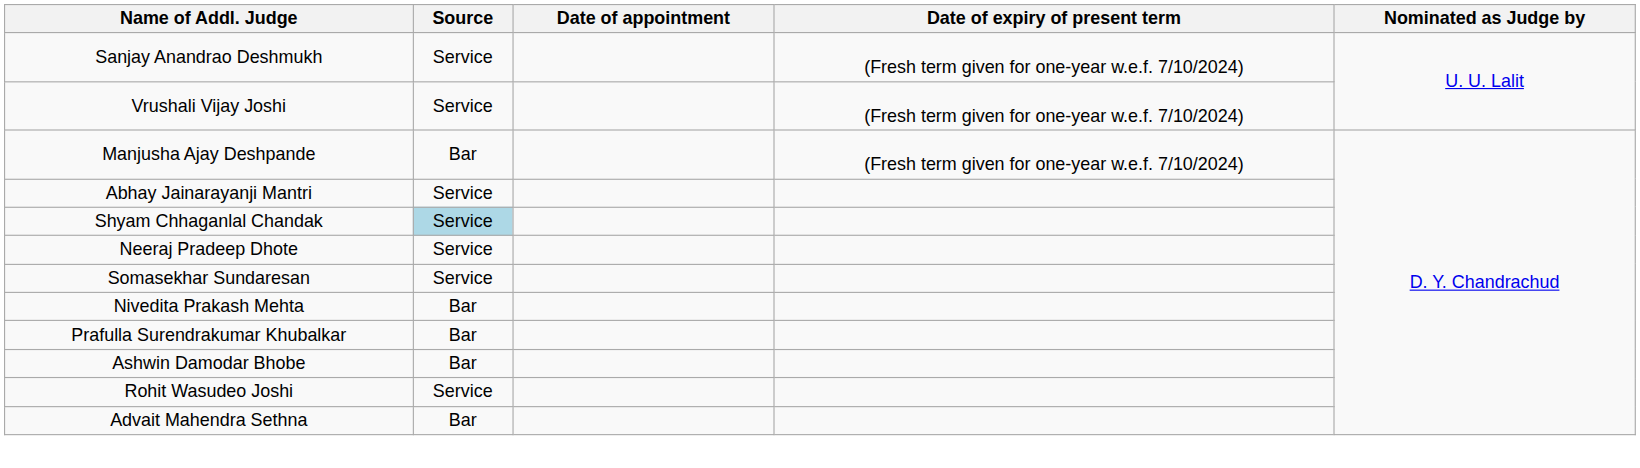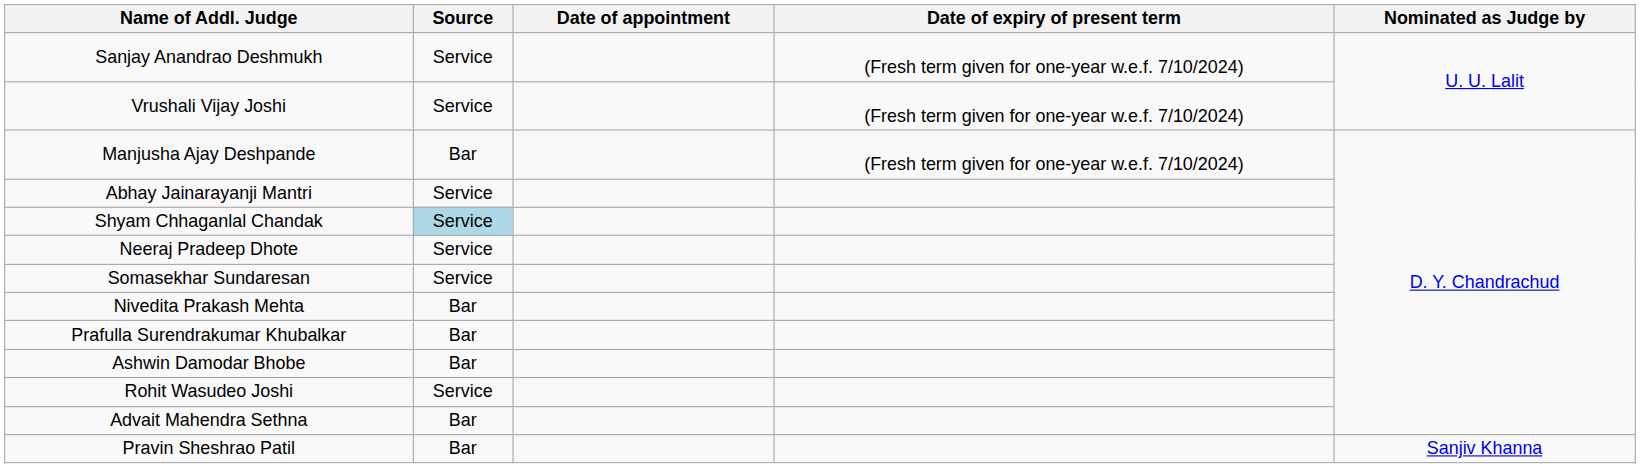+ row: (209, 448)
